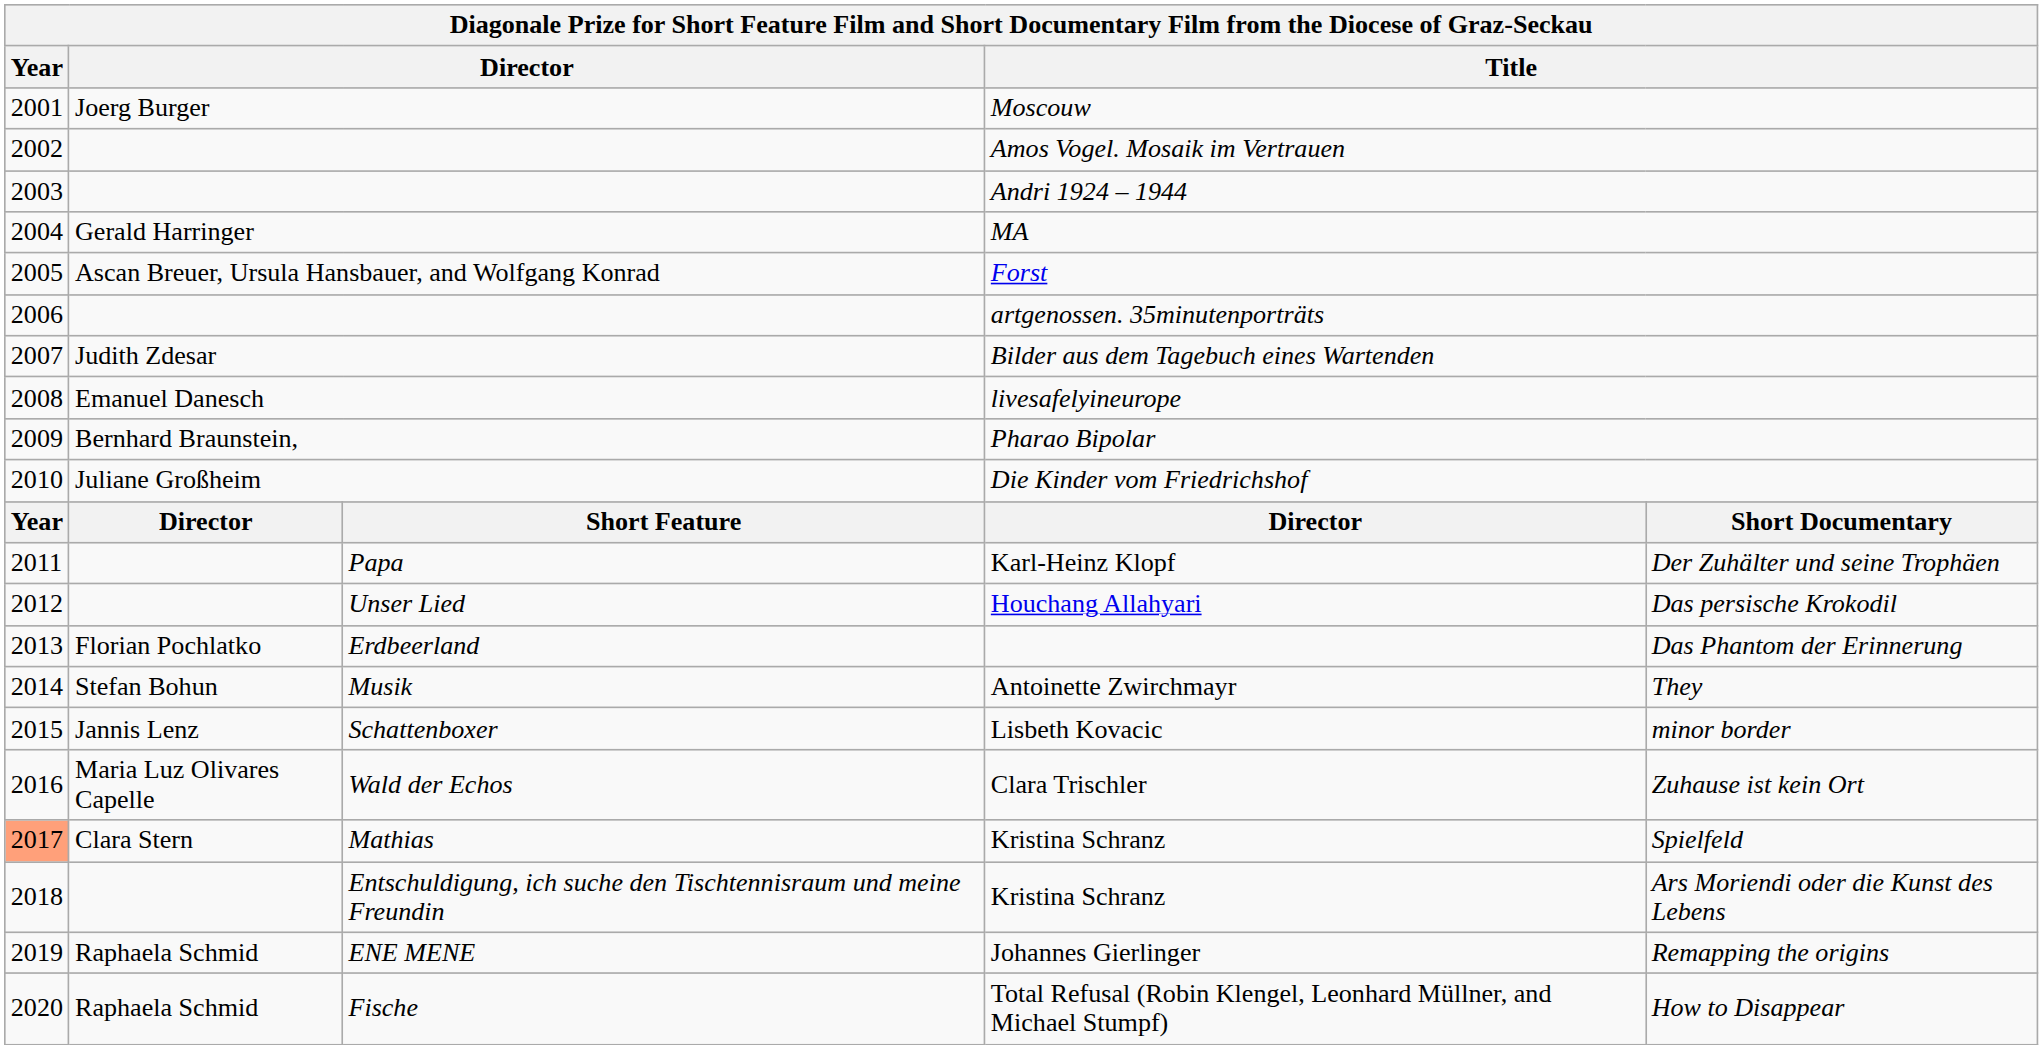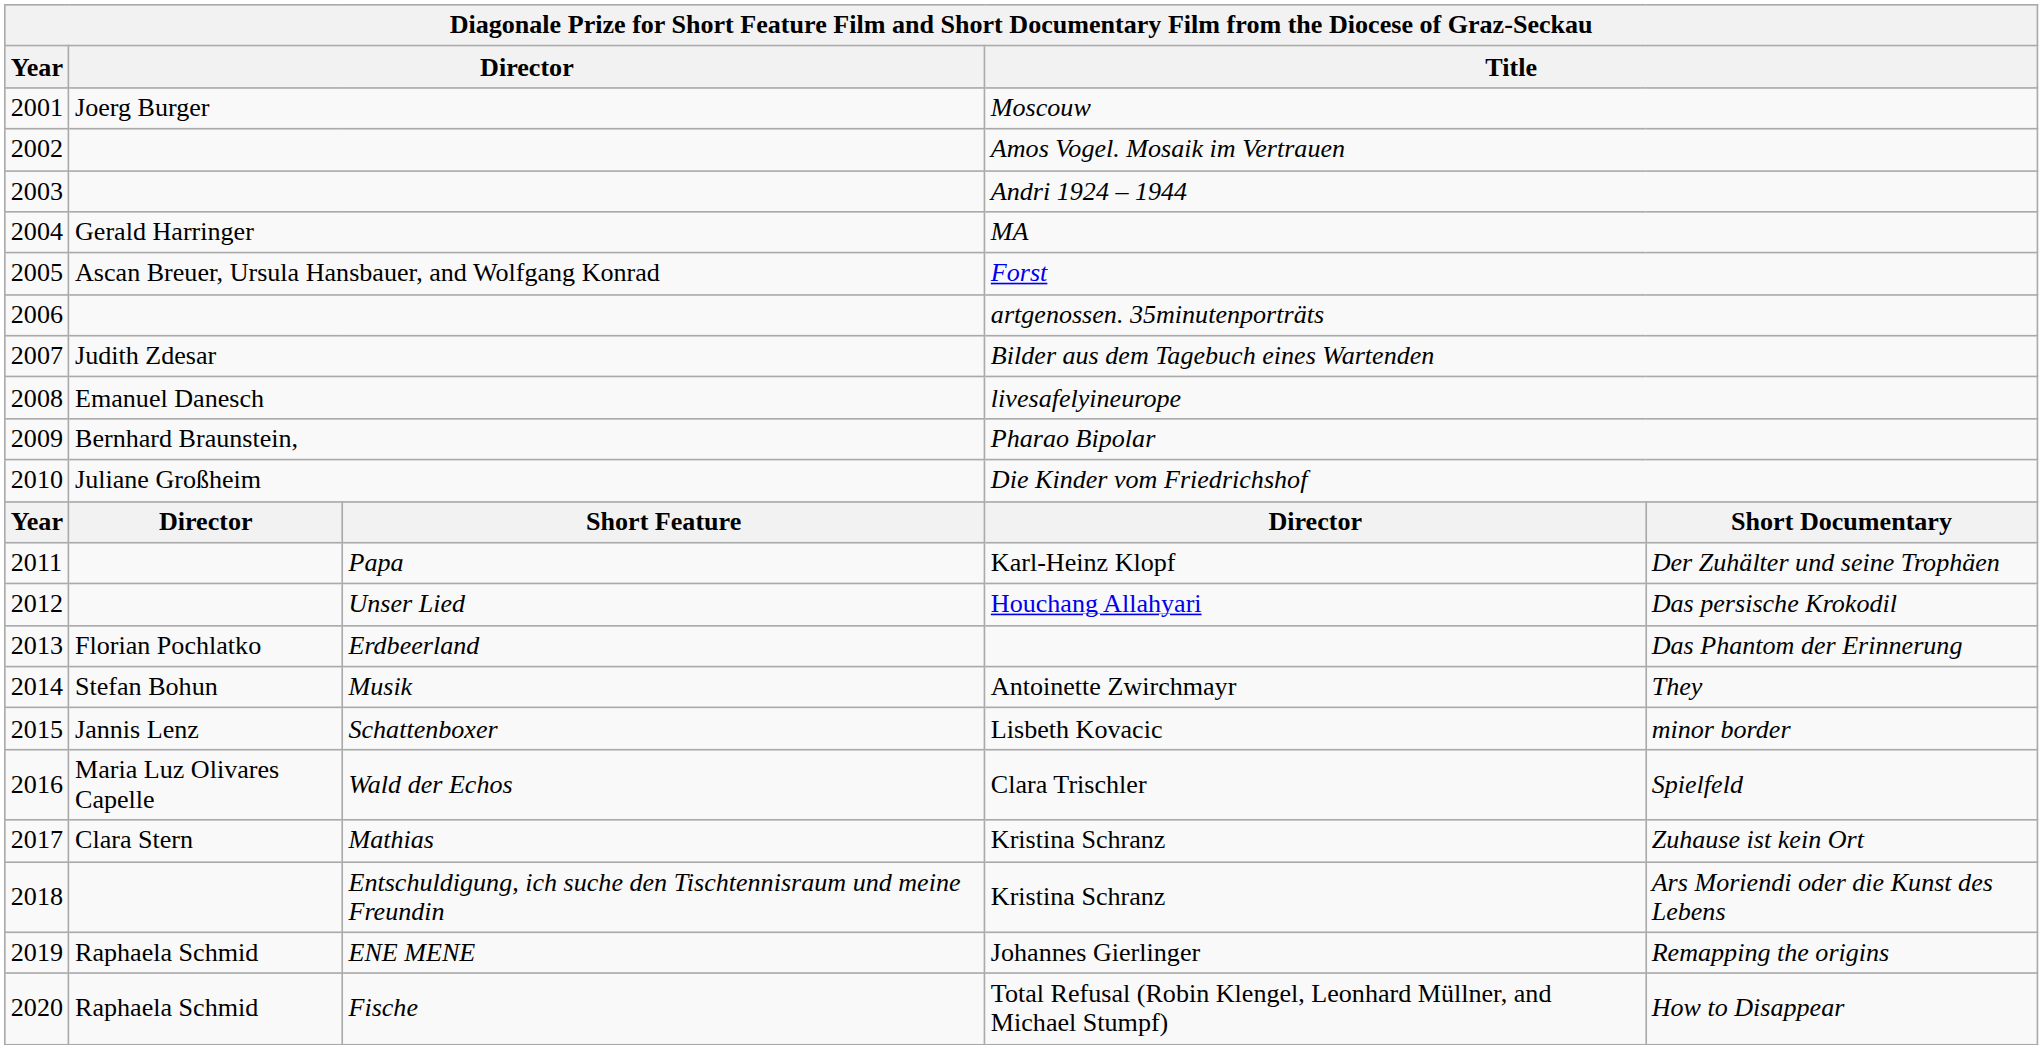(1758, 784) Zuhause ist kein Ort -> (1697, 784) Spielfeld
(37, 840) lightsalmon background -> (37, 840) no background
(1697, 840) Spielfeld -> (1758, 840) Zuhause ist kein Ort
